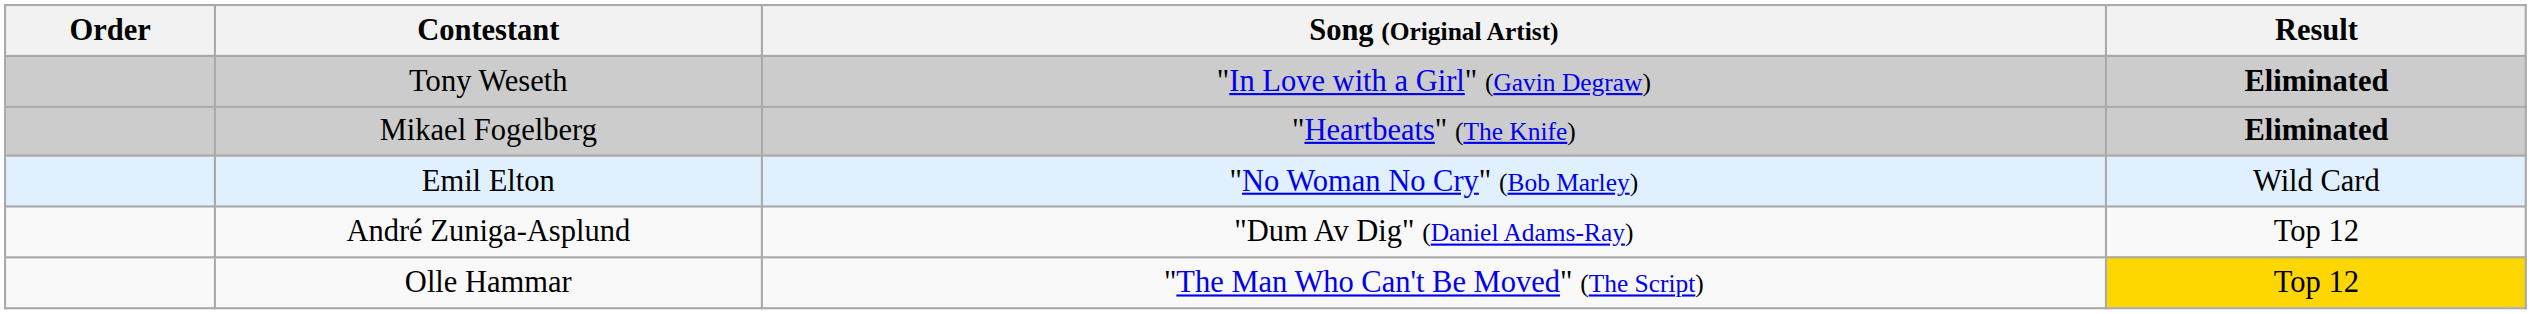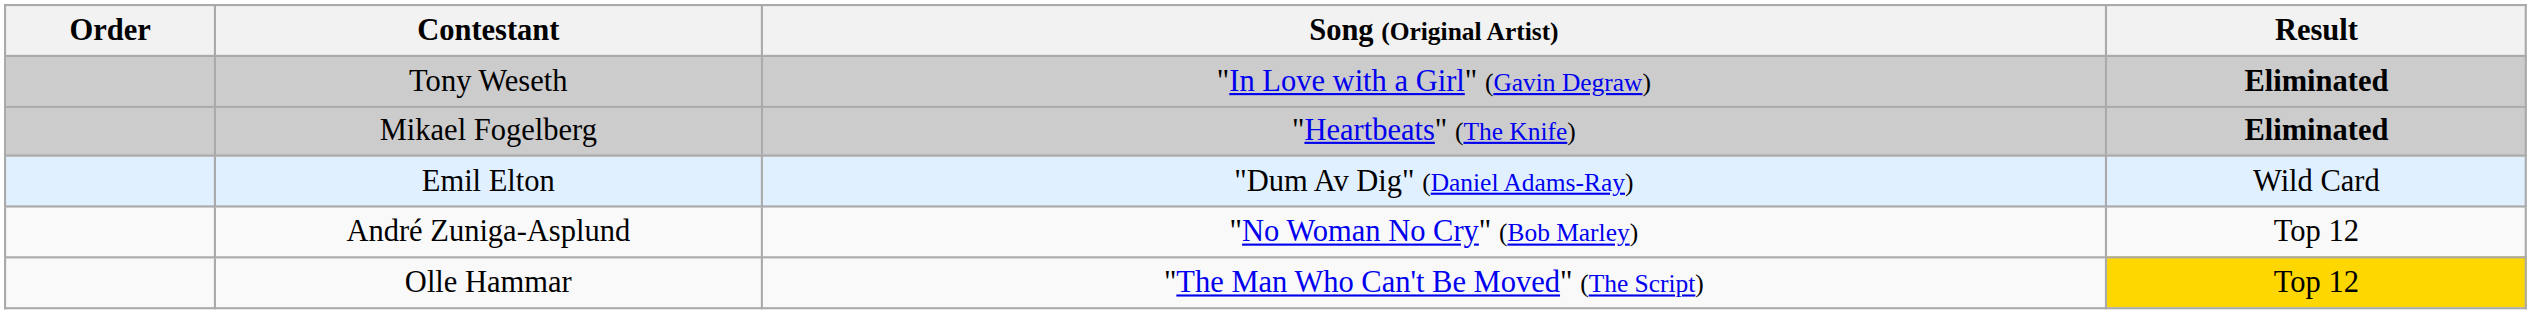(1434, 181) "No Woman No Cry" (Bob Marley) -> (1434, 181) "Dum Av Dig" (Daniel Adams-Ray)
(1434, 231) "Dum Av Dig" (Daniel Adams-Ray) -> (1434, 231) "No Woman No Cry" (Bob Marley)
